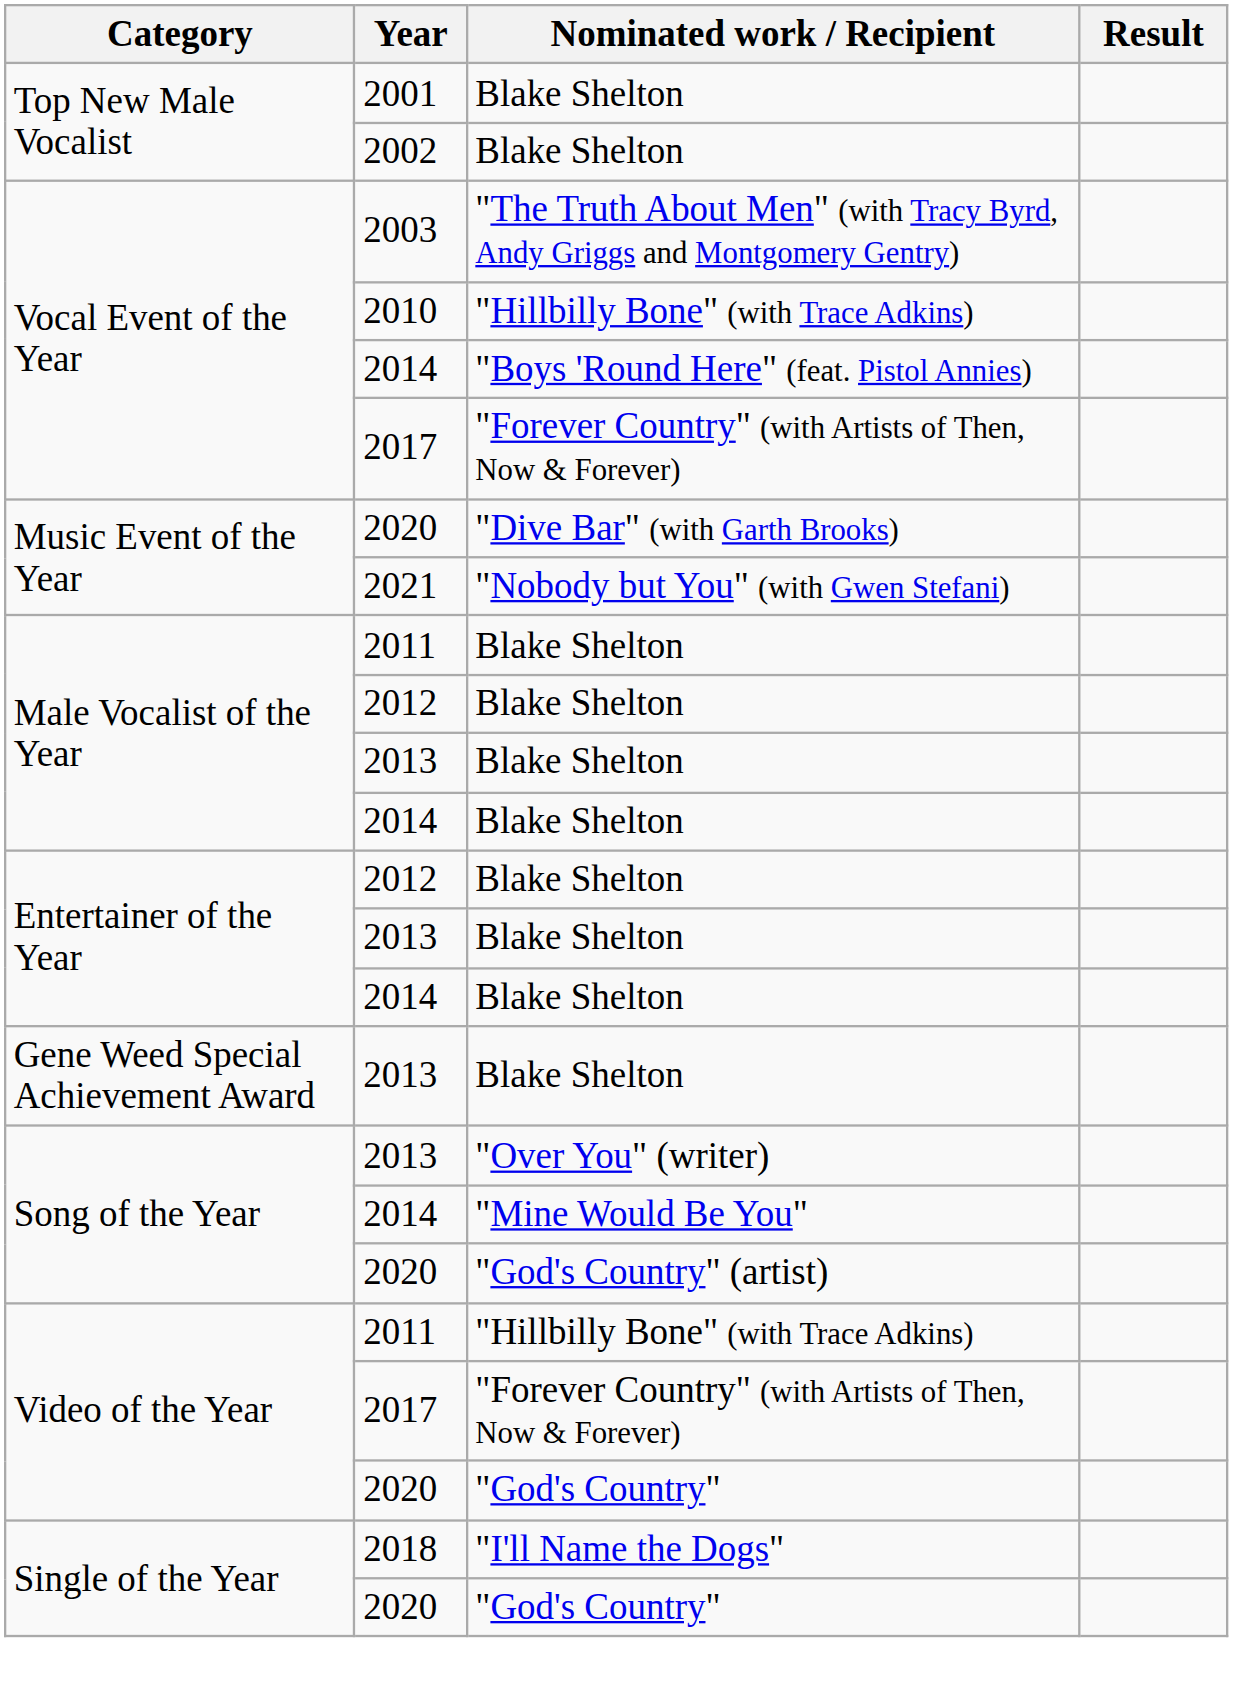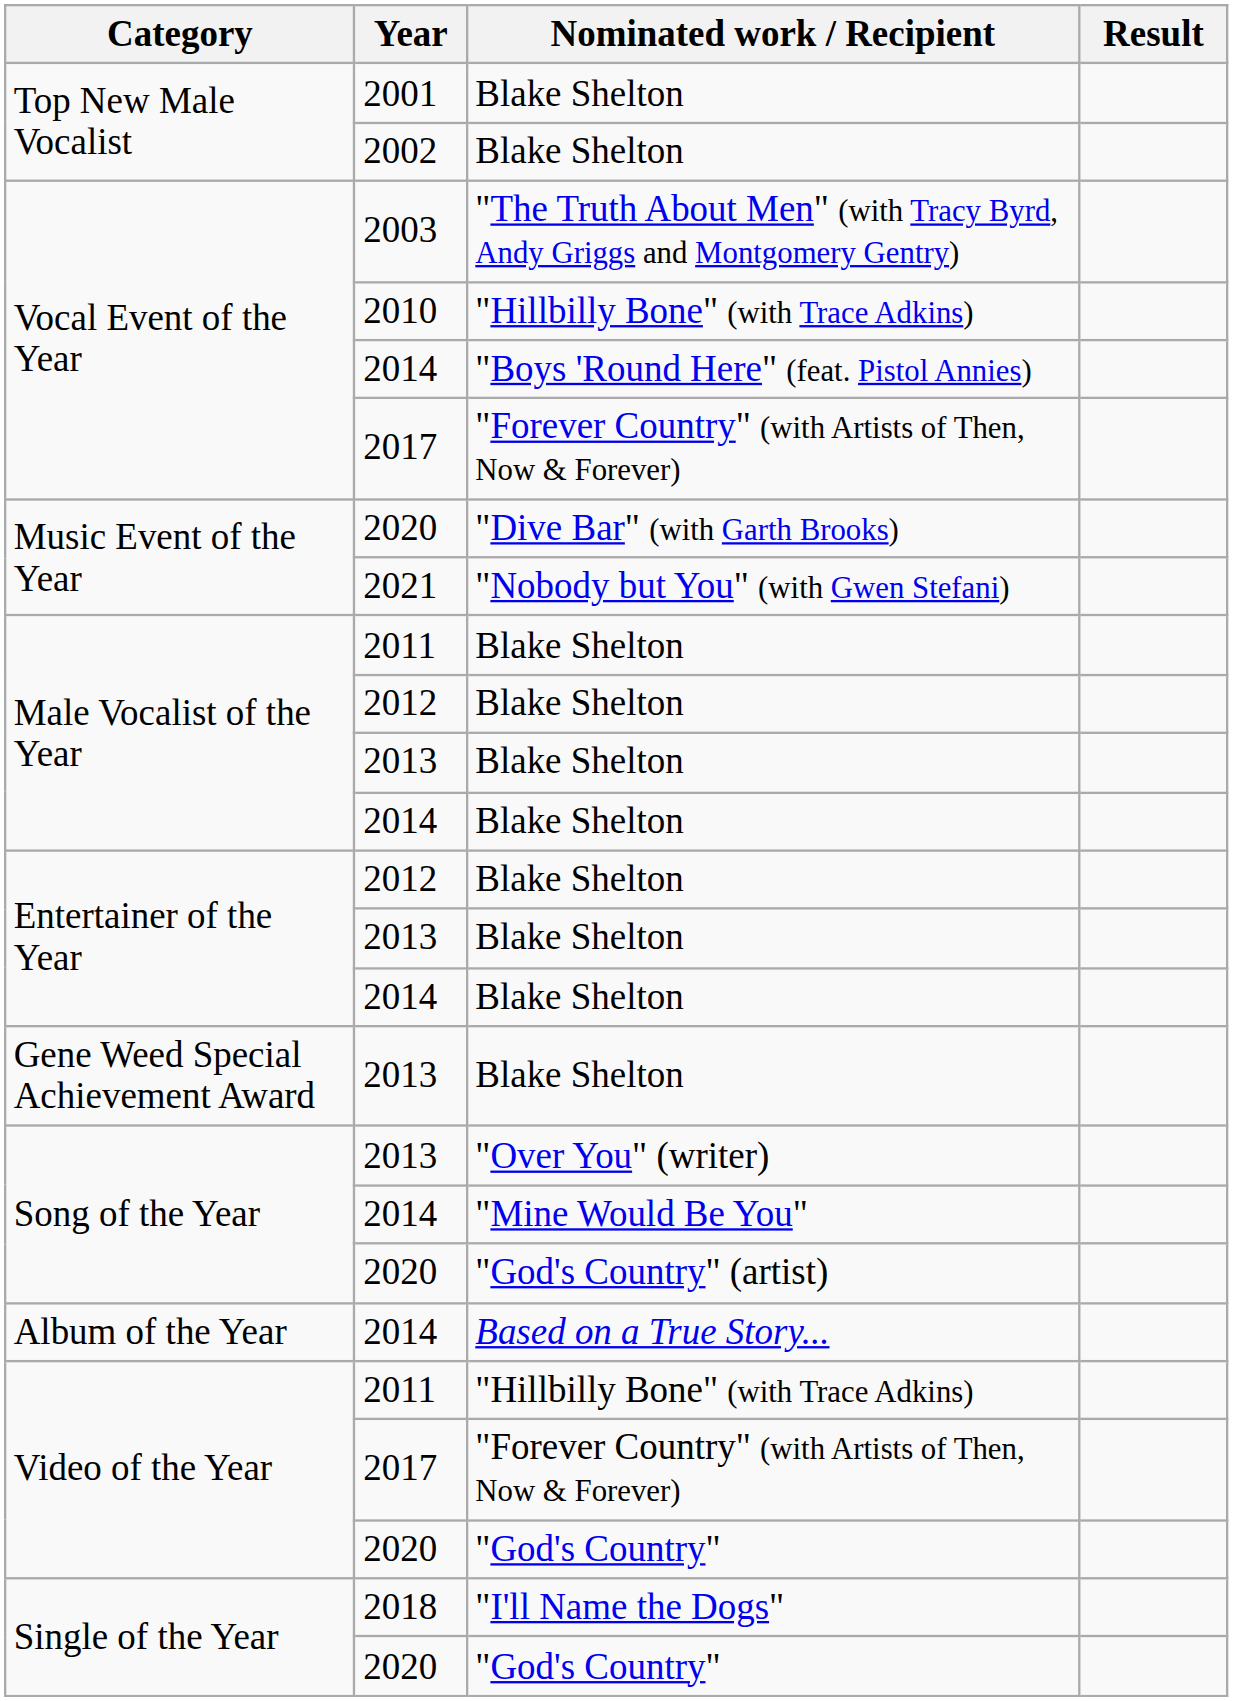+ row: (400, 1330)
